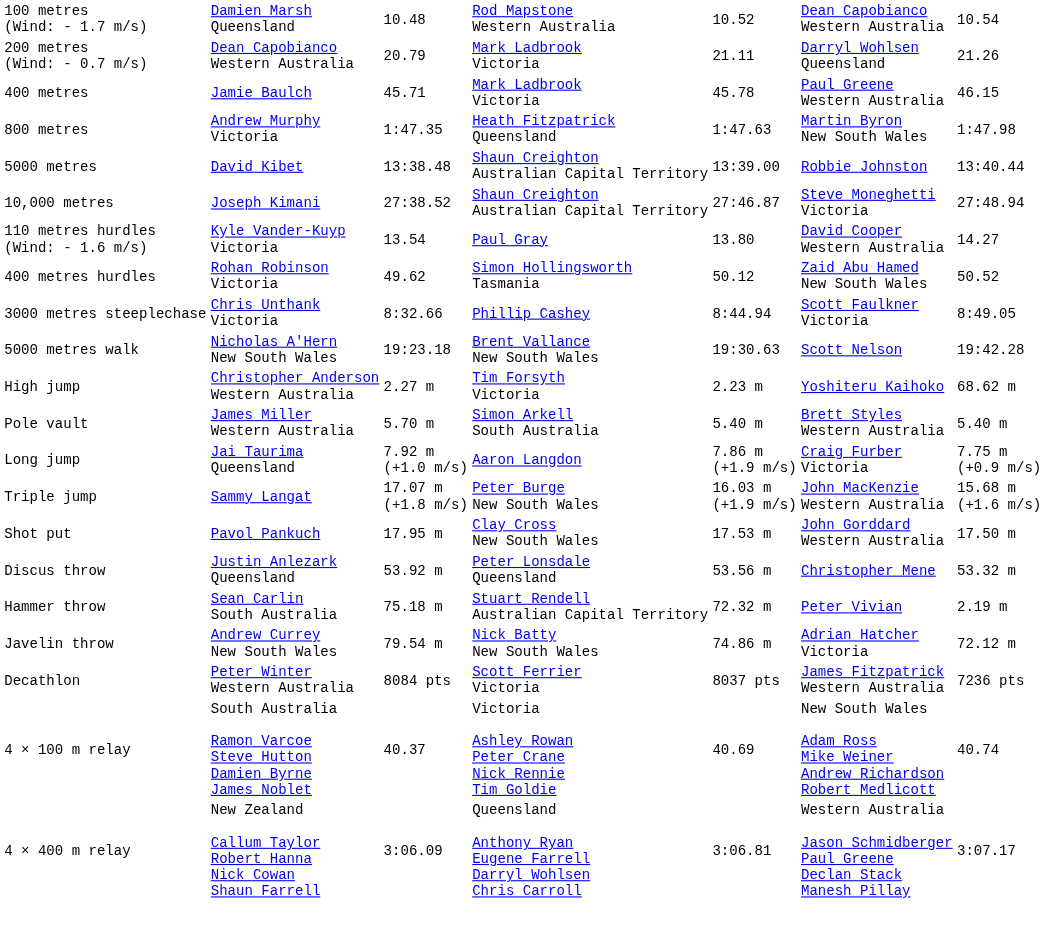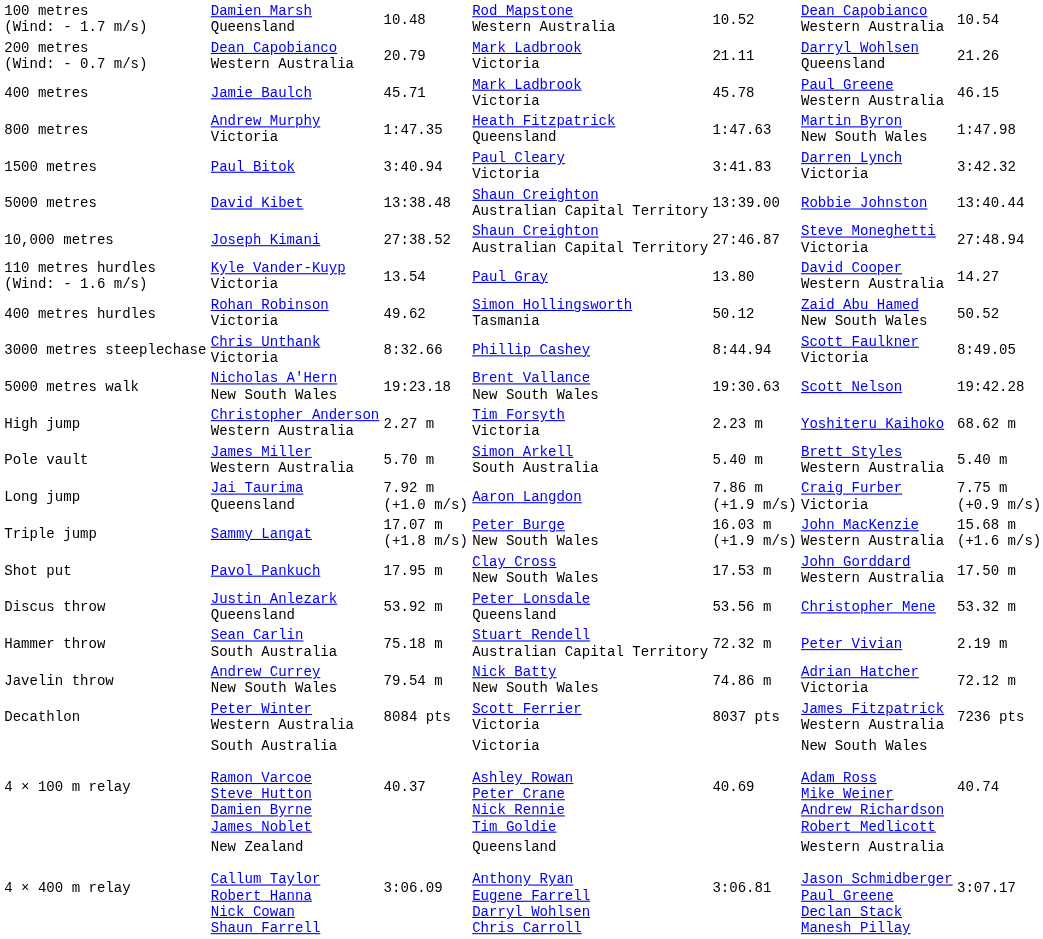+ row: (51, 166)
